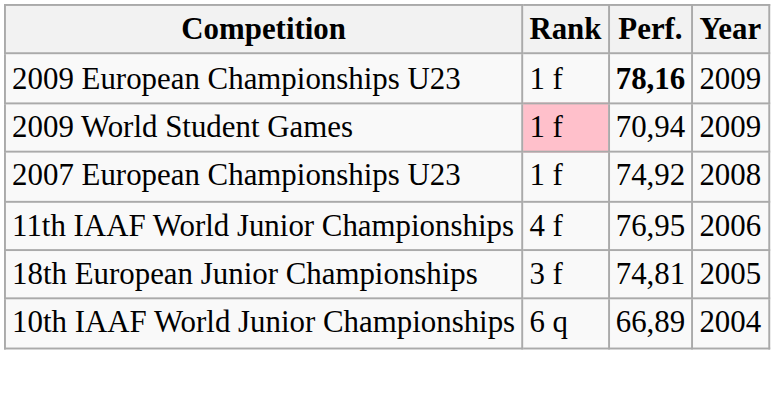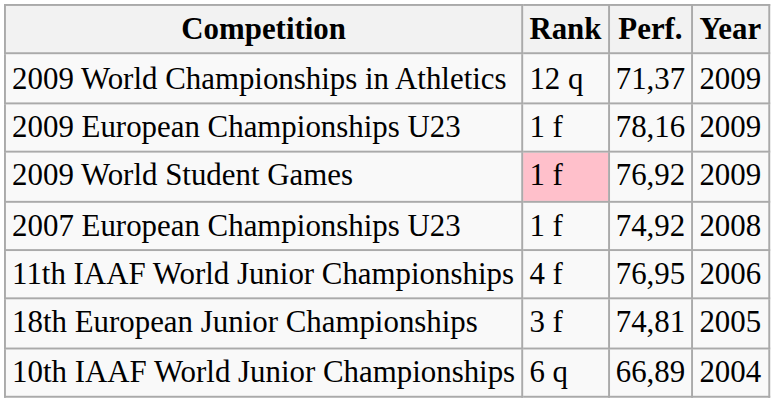+ row: (259, 77)
(650, 77) bold -> (650, 126) normal
(650, 126) 70,94 -> (650, 175) 76,92
